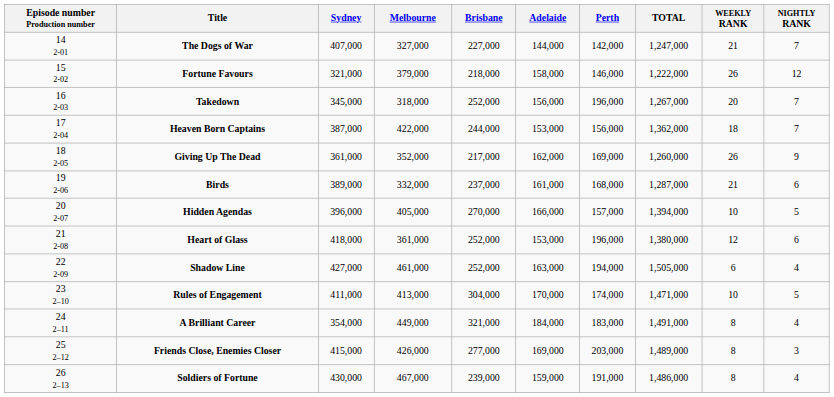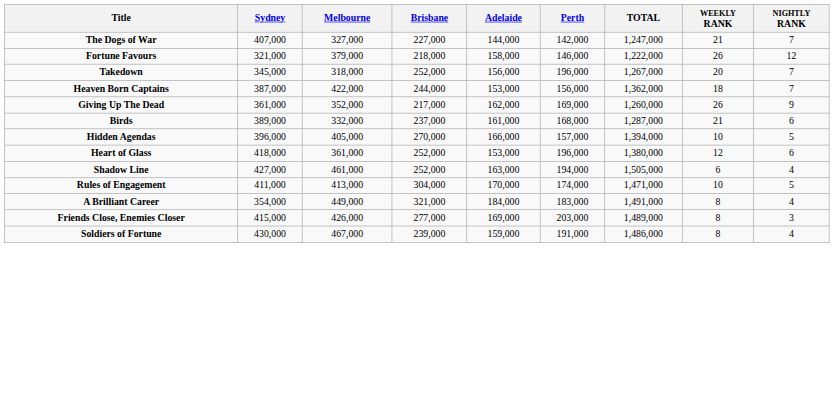- column: (61, 18)
